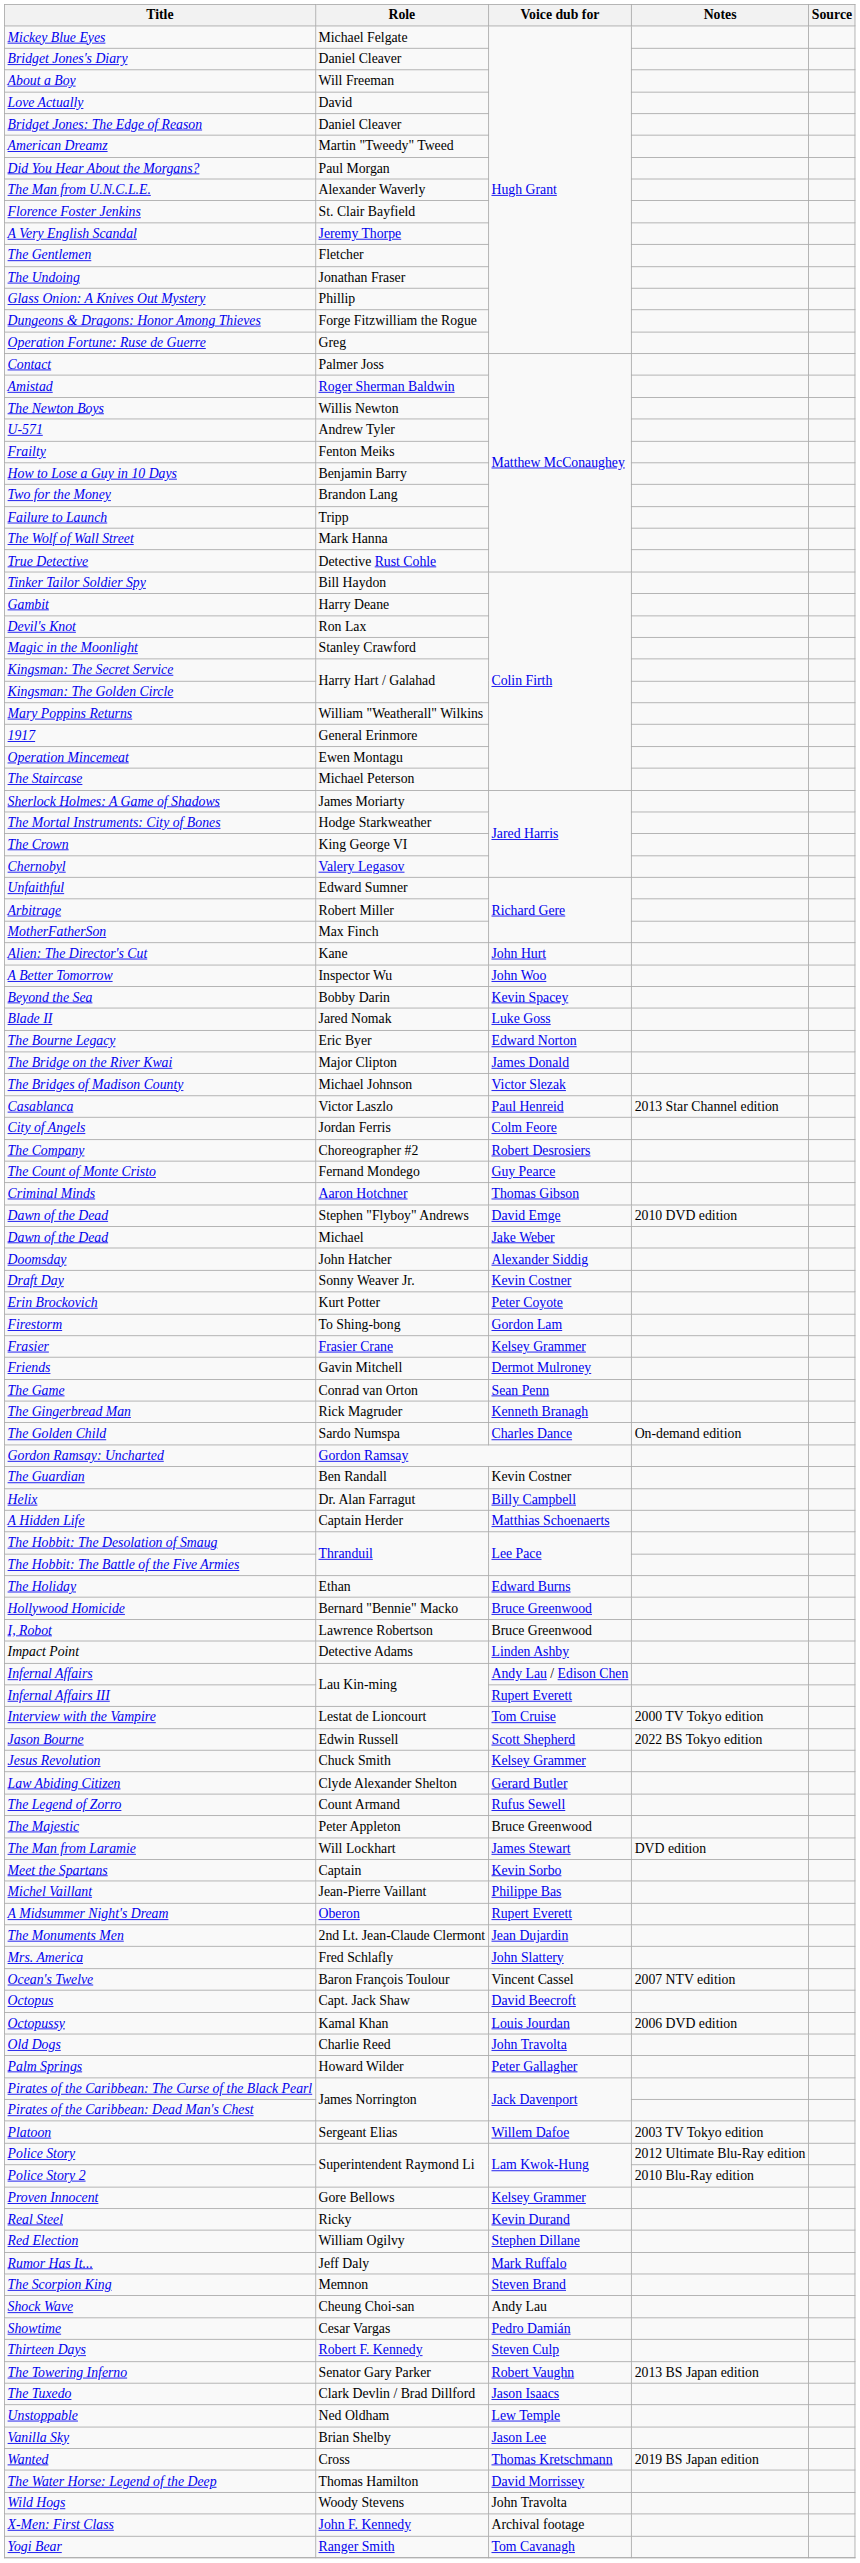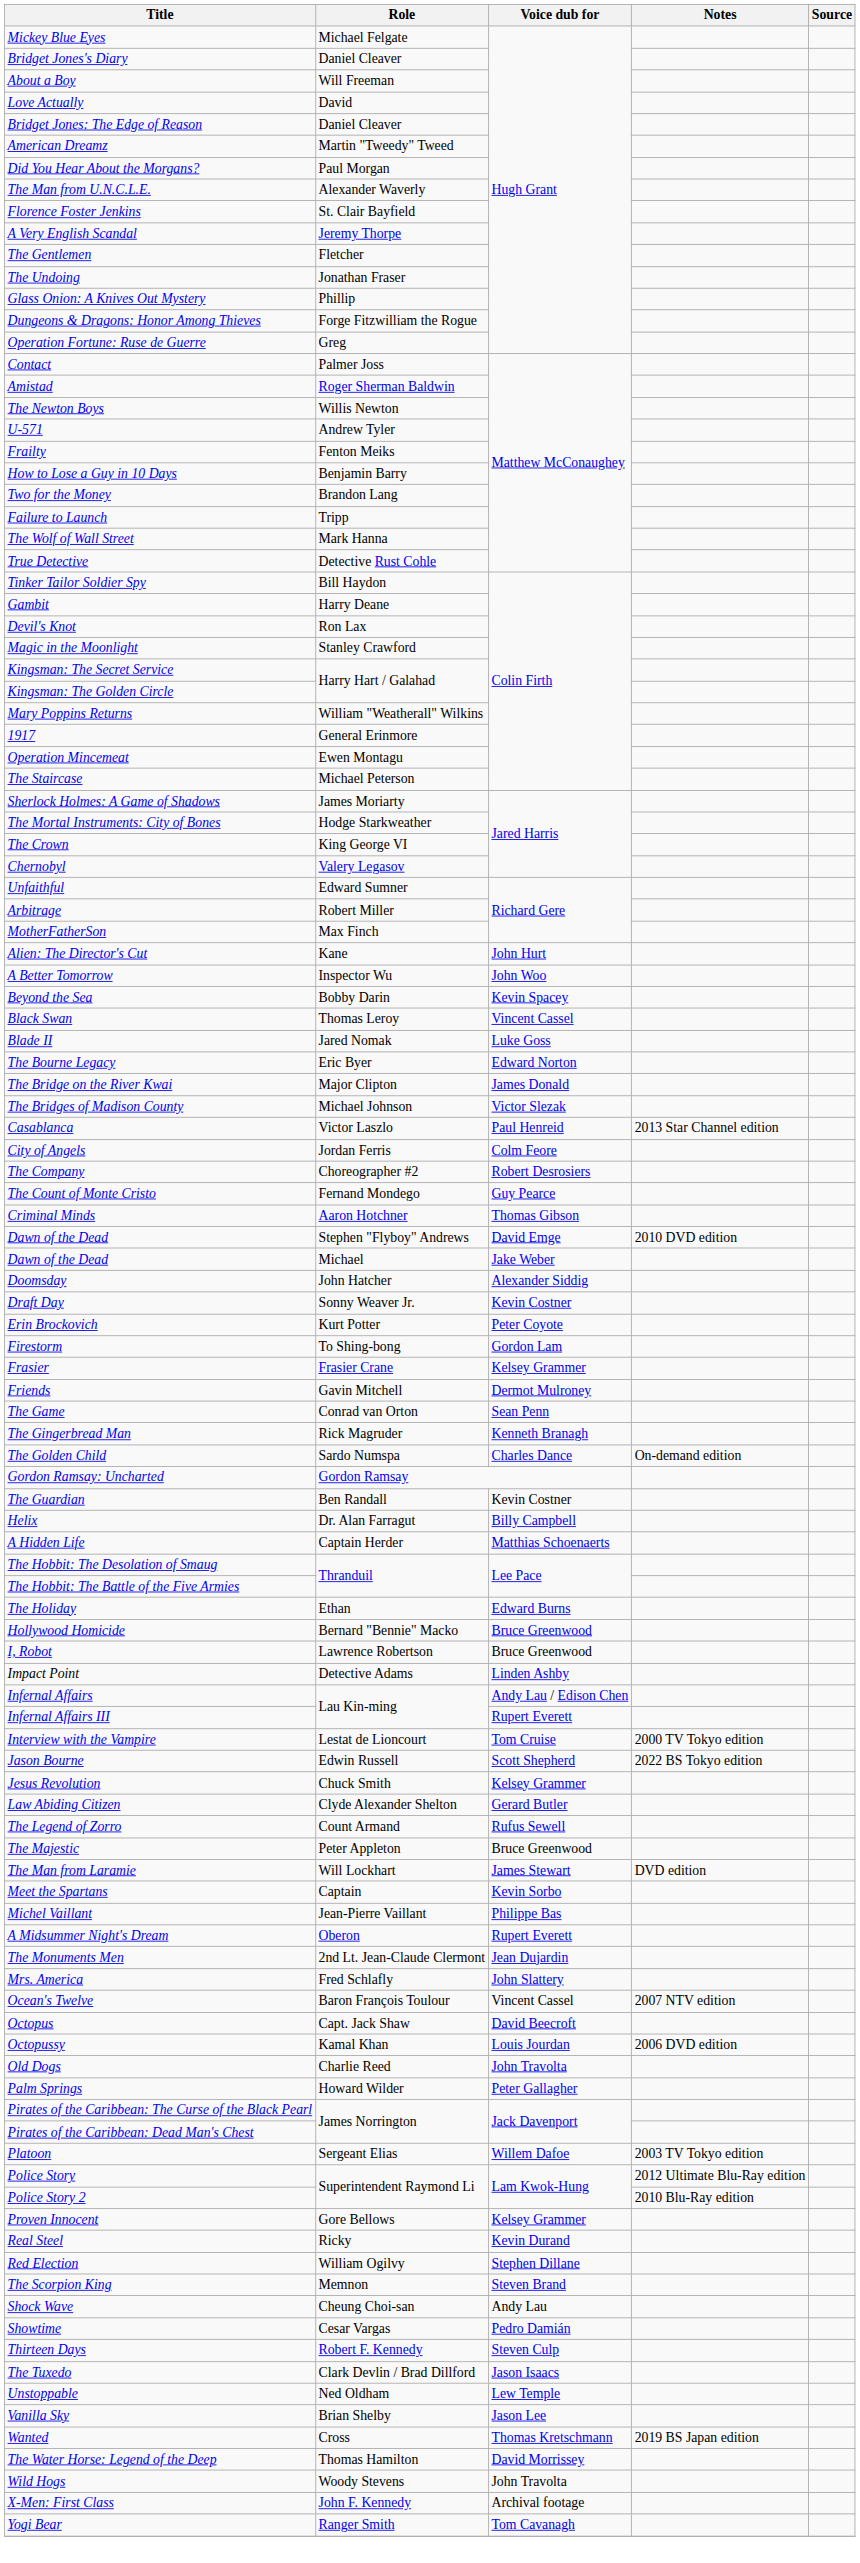+ row: (40, 1019)
- row: (50, 2263)
- row: (67, 2372)
